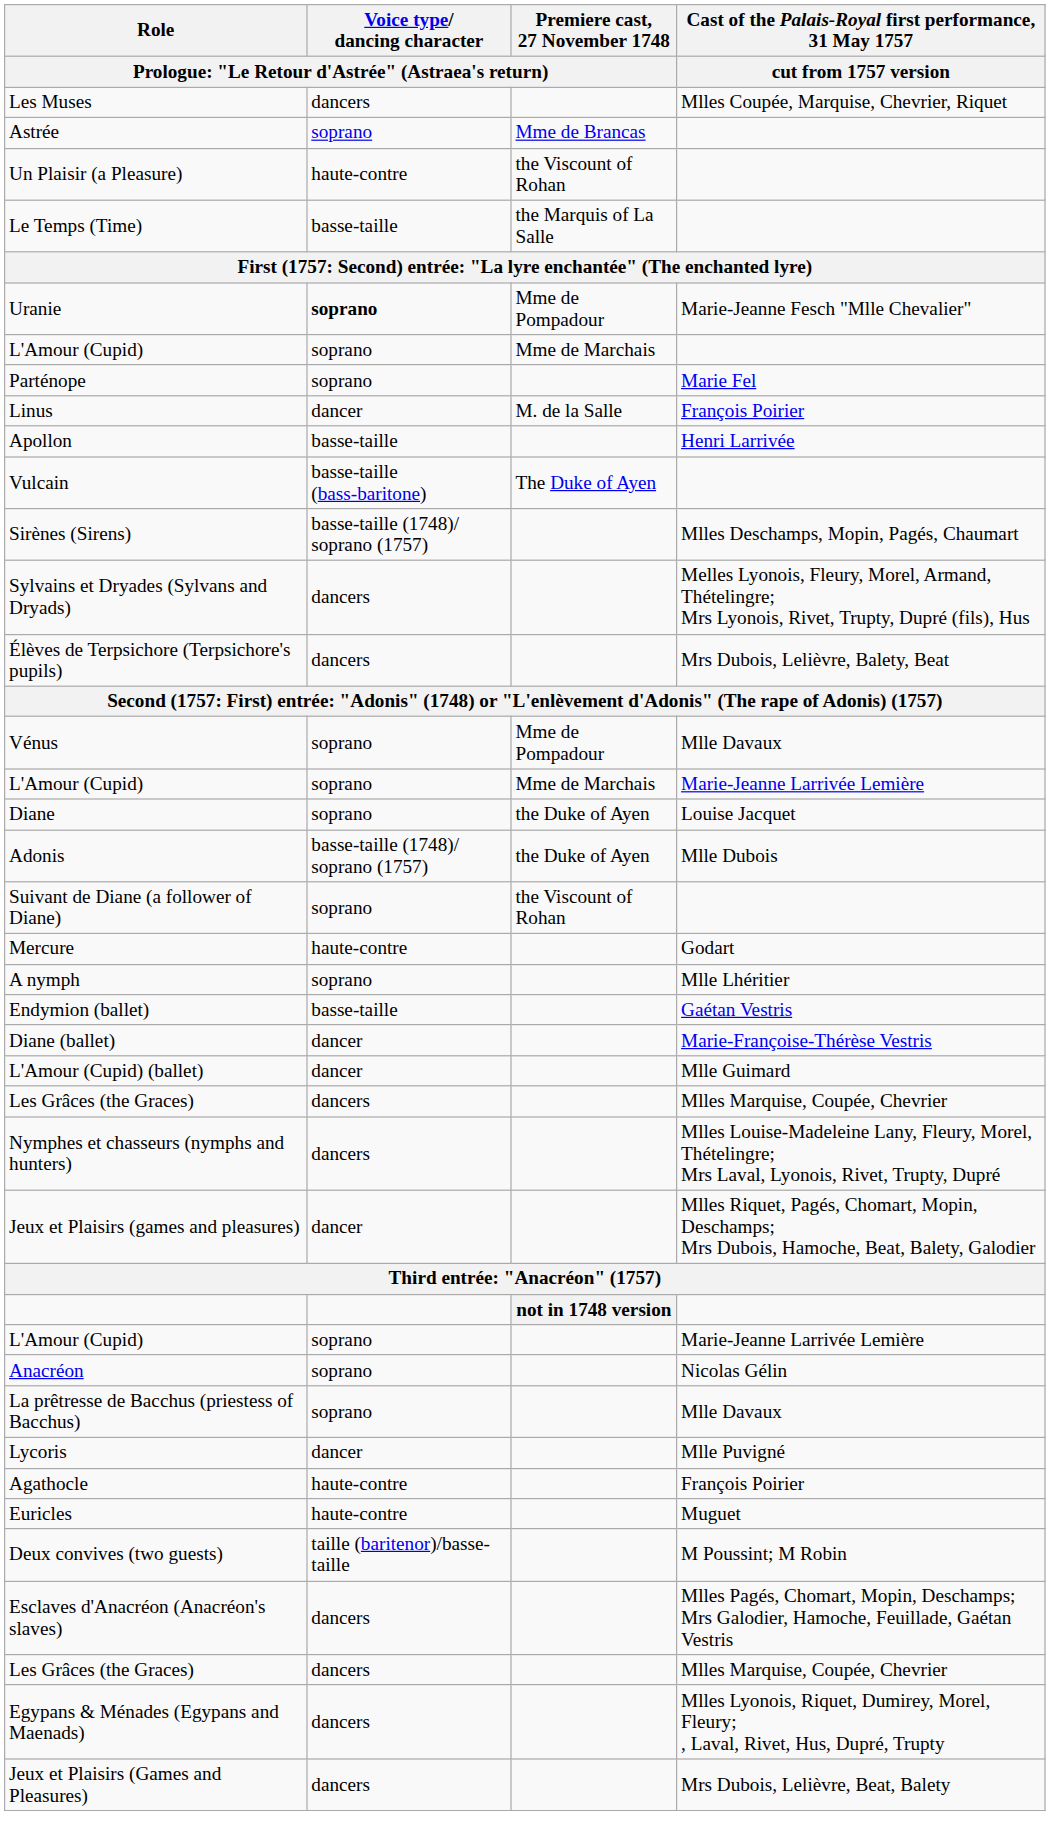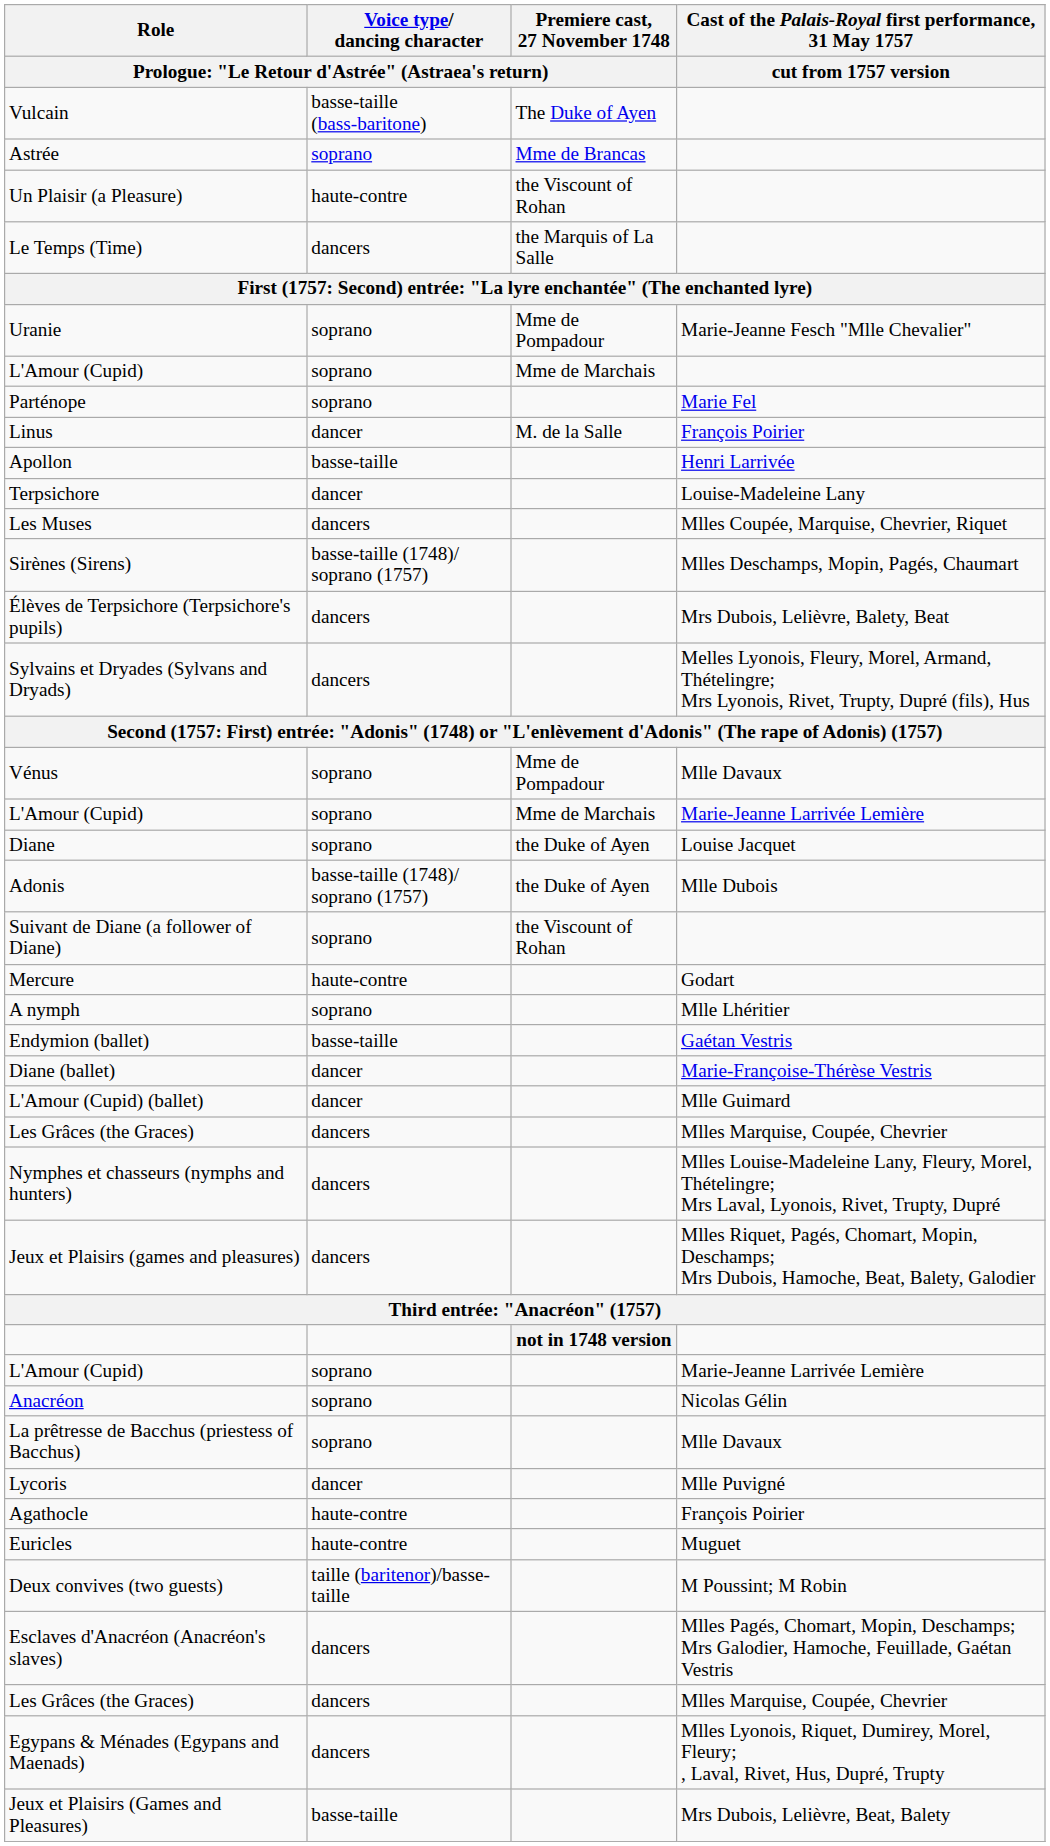rows swapped: (39, 482) <-> (50, 102)
(354, 225) basse-taille -> (341, 247) dancers
(344, 308) bold -> (342, 330) normal
+ row: (54, 493)
rows swapped: (150, 660) <-> (138, 597)
(337, 1226) dancer -> (341, 1257) dancers
(341, 1784) dancers -> (354, 1815) basse-taille
